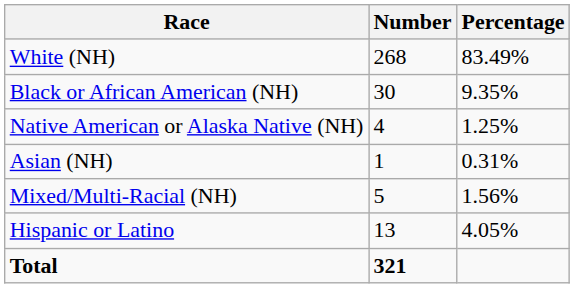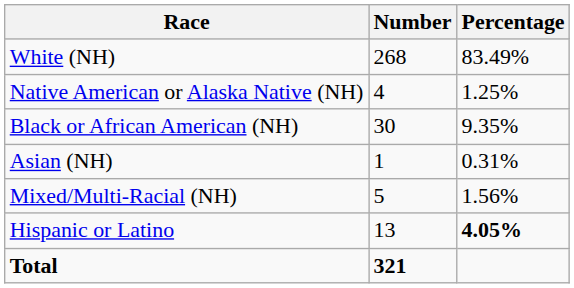rows swapped: (154, 91) <-> (187, 126)
(490, 230) normal -> (492, 230) bold
